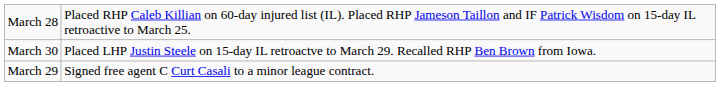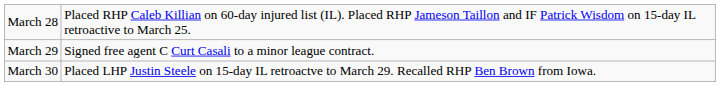rows swapped: (33, 71) <-> (33, 50)
